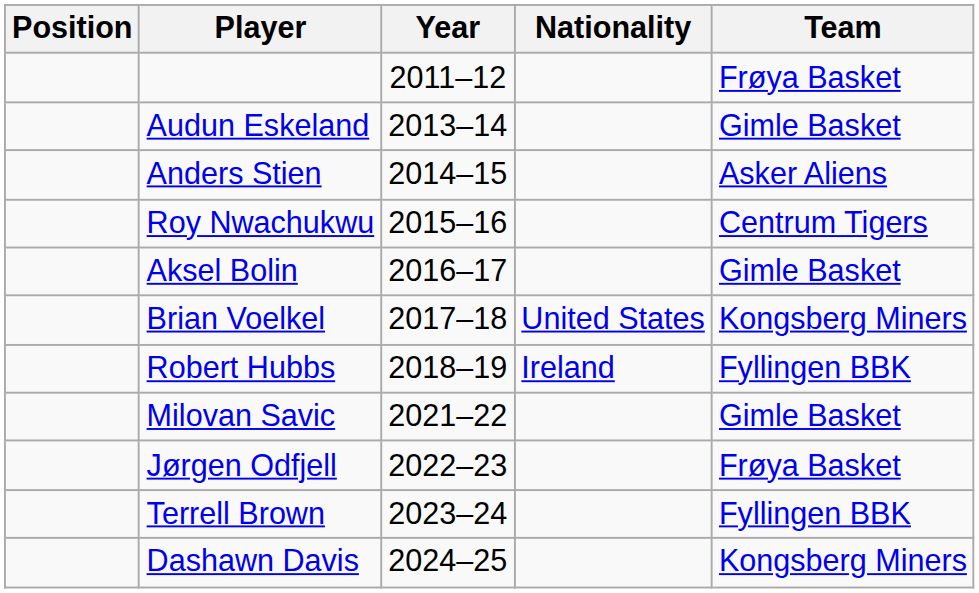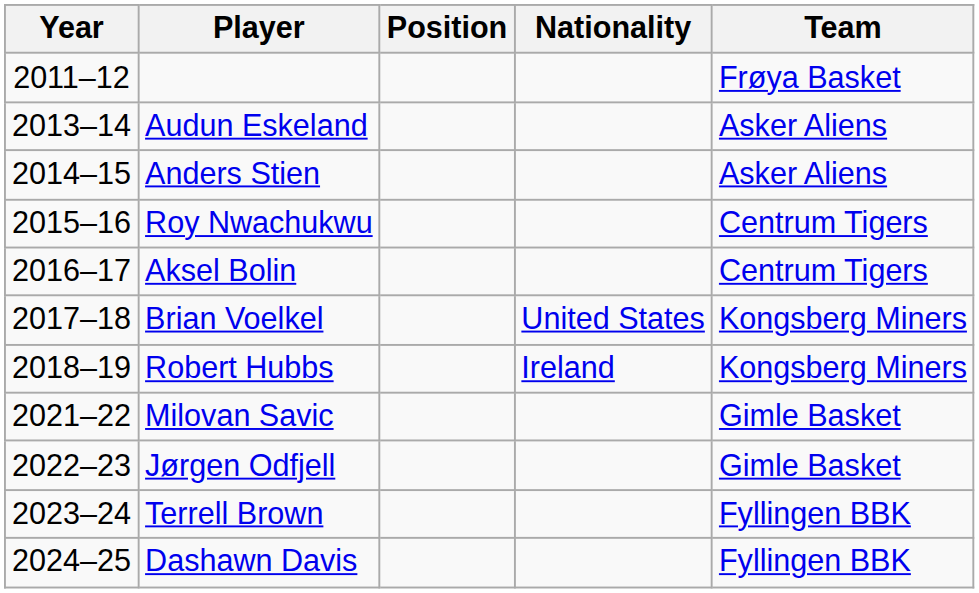columns swapped: (448, 28) <-> (72, 28)
(810, 125) Gimle Basket -> (803, 125) Asker Aliens
(810, 271) Gimle Basket -> (823, 271) Centrum Tigers
(815, 367) Fyllingen BBK -> (843, 367) Kongsberg Miners
(810, 464) Frøya Basket -> (810, 464) Gimle Basket
(843, 561) Kongsberg Miners -> (815, 561) Fyllingen BBK
